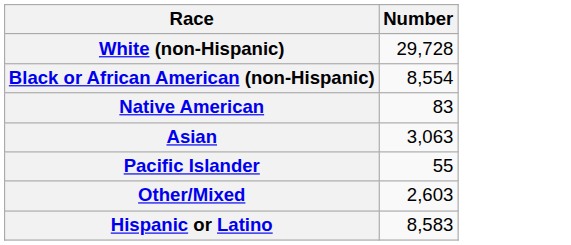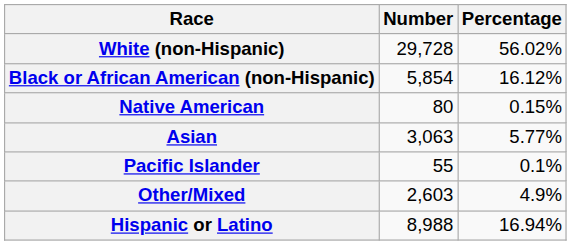+ column: (512, 19)
(430, 78) 8,554 -> (430, 78) 5,854
(443, 107) 83 -> (443, 107) 80
(430, 225) 8,583 -> (430, 225) 8,988
